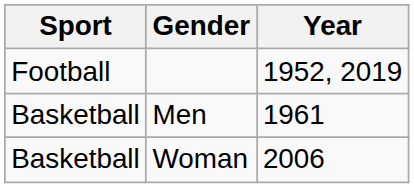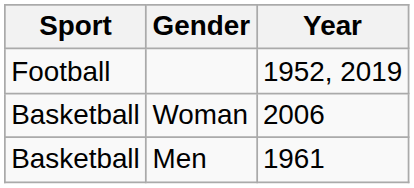rows swapped: (180, 114) <-> (200, 159)
